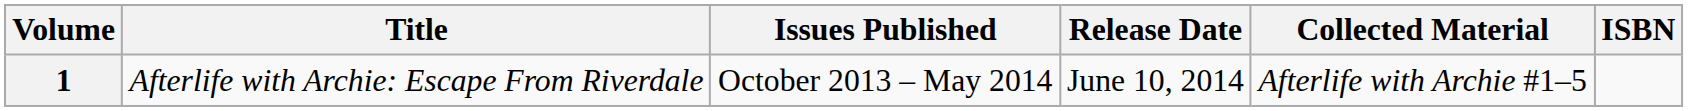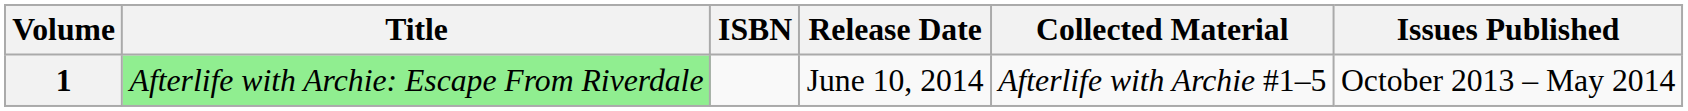columns swapped: (1638, 29) <-> (885, 29)
(417, 79) no background -> (417, 79) lightgreen background
